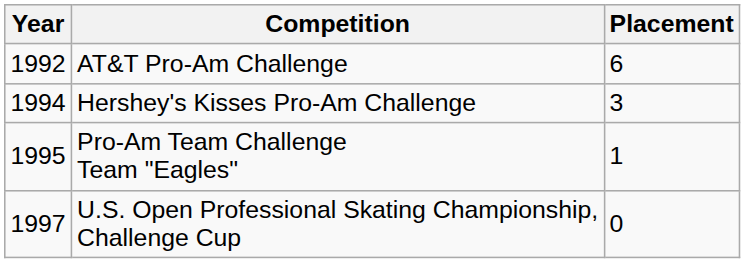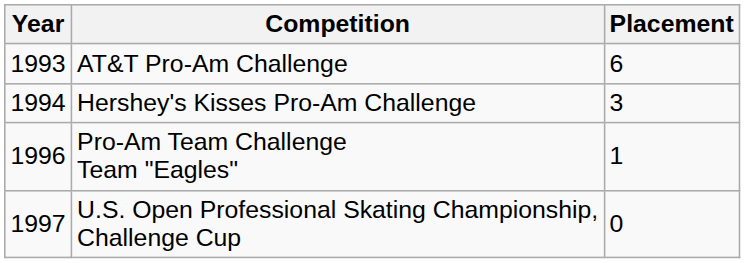(38, 63) 1992 -> (38, 63) 1993
(38, 156) 1995 -> (38, 156) 1996
